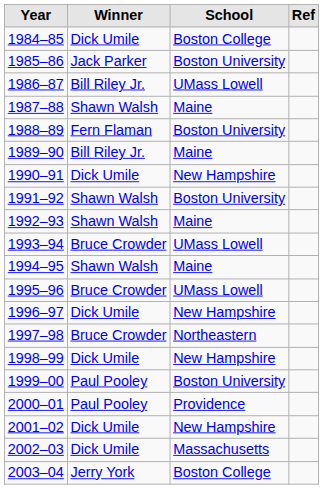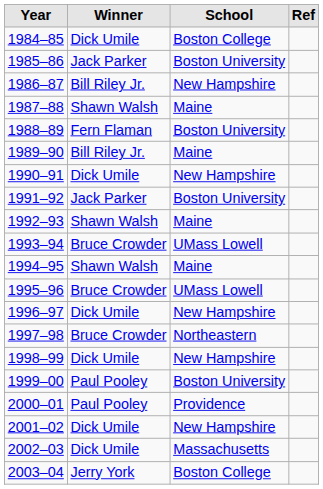(218, 84) UMass Lowell -> (224, 84) New Hampshire
(114, 198) Shawn Walsh -> (108, 198) Jack Parker
